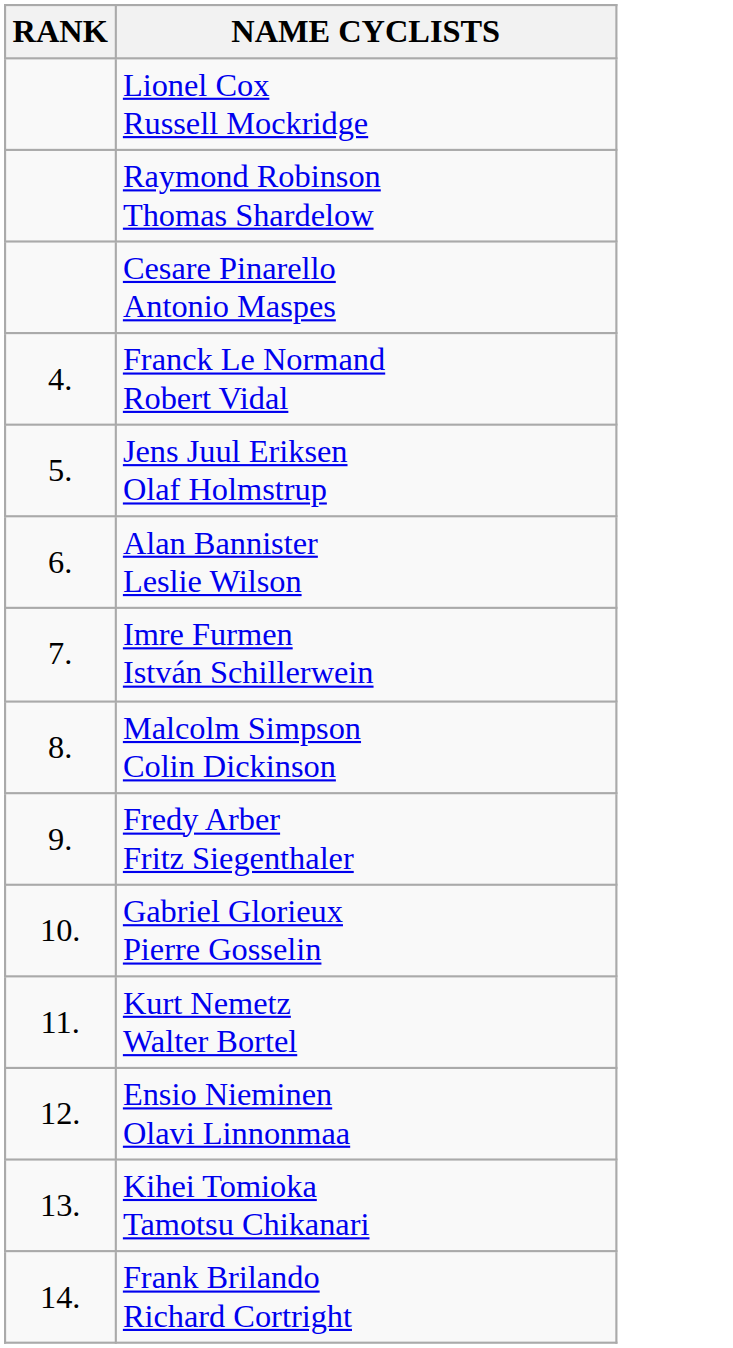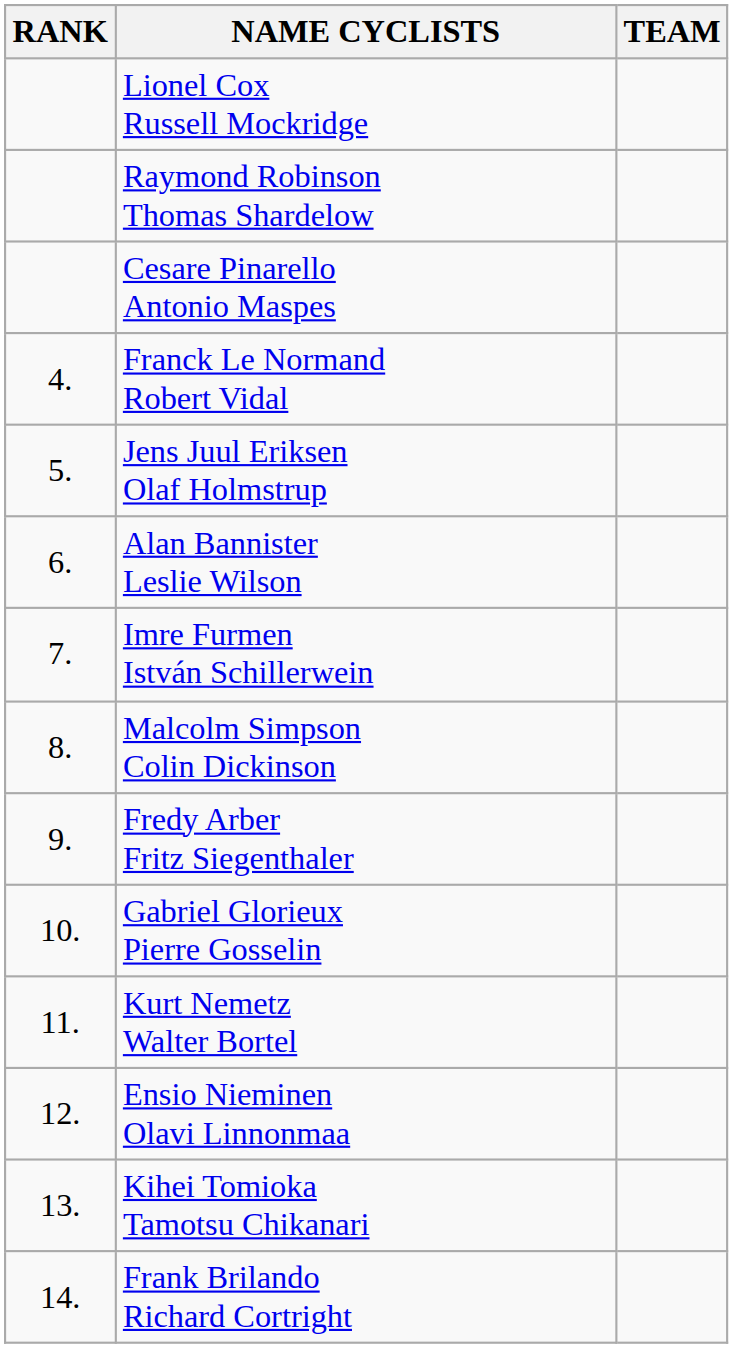+ column: (672, 31)
